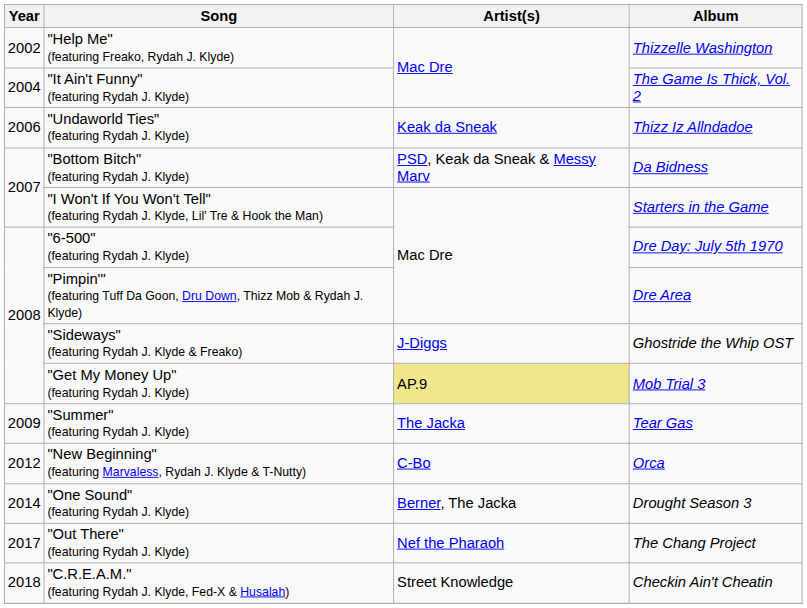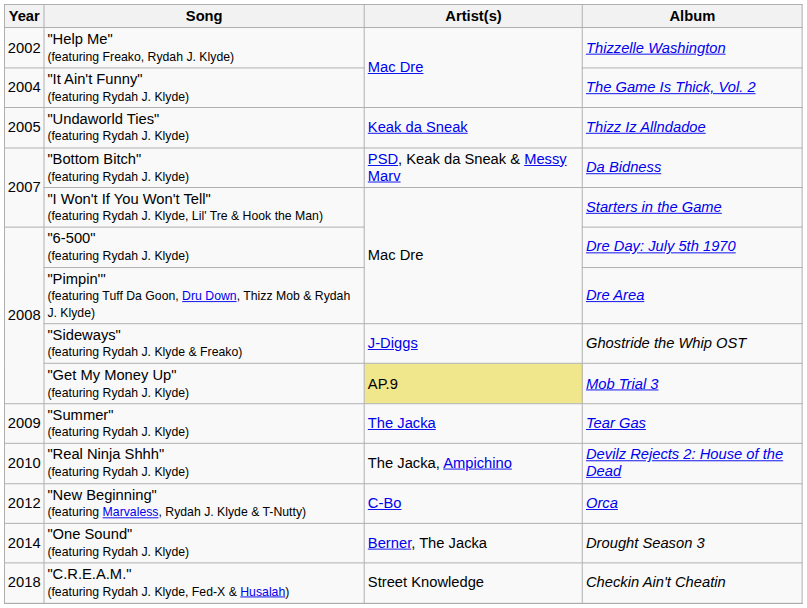(24, 127) 2006 -> (24, 127) 2005
+ row: (118, 463)
- row: (118, 543)
